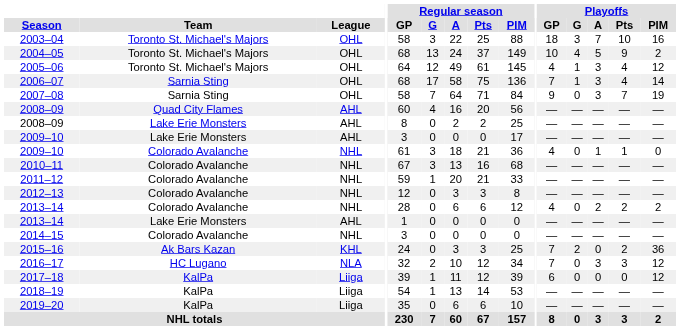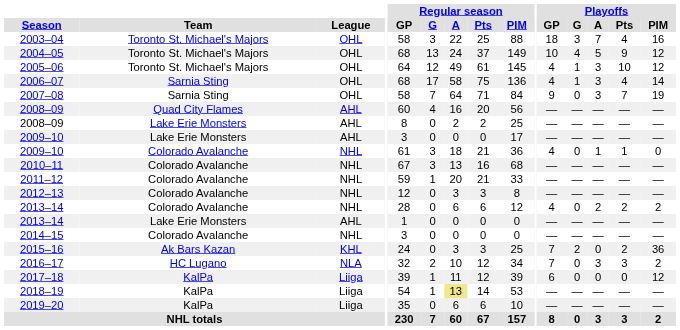(624, 39) 10 -> (624, 39) 4
(658, 53) 2 -> (658, 53) 12
(624, 67) 4 -> (624, 67) 10
(552, 81) 7 -> (552, 81) 4
(658, 263) 12 -> (658, 263) 2
(456, 291) no background -> (456, 291) khaki background
